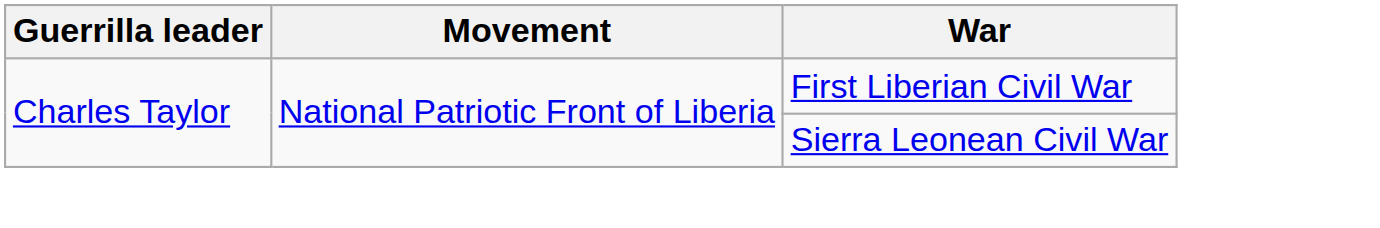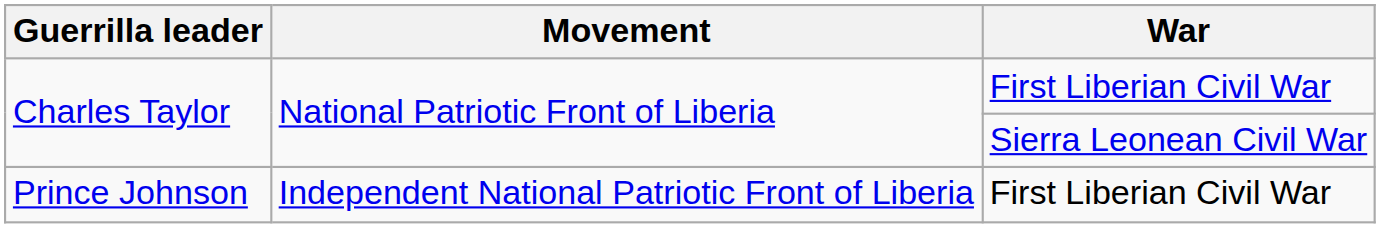+ row: (130, 193)
